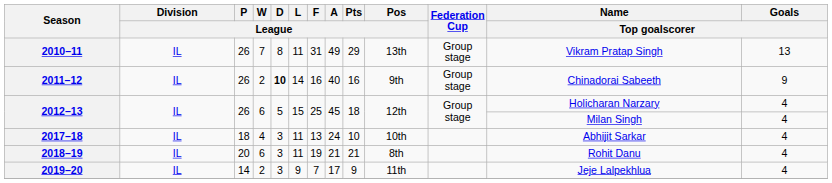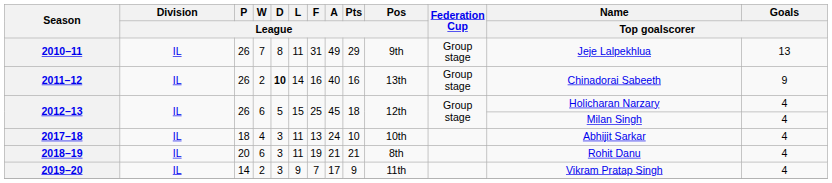(396, 52) 13th -> (396, 52) 9th
(614, 52) Vikram Pratap Singh -> (614, 52) Jeje Lalpekhlua
(396, 80) 9th -> (396, 80) 13th
(614, 170) Jeje Lalpekhlua -> (614, 170) Vikram Pratap Singh
